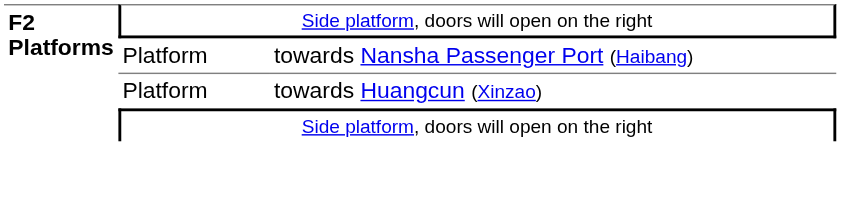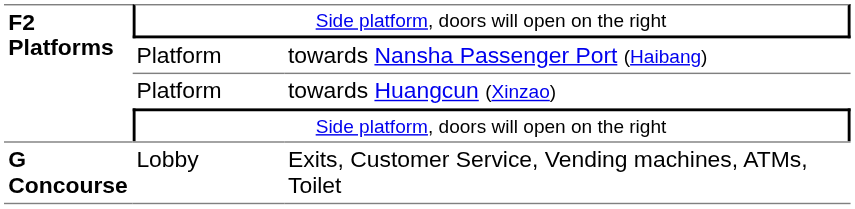+ row: (168, 159)
